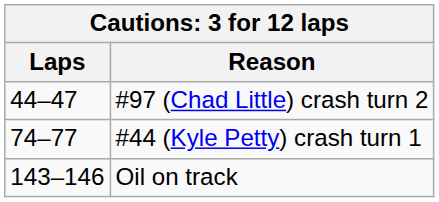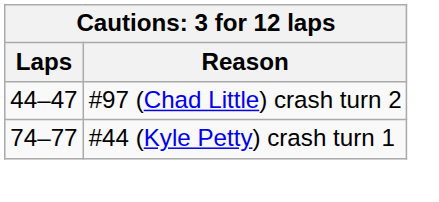- row: (177, 176)
